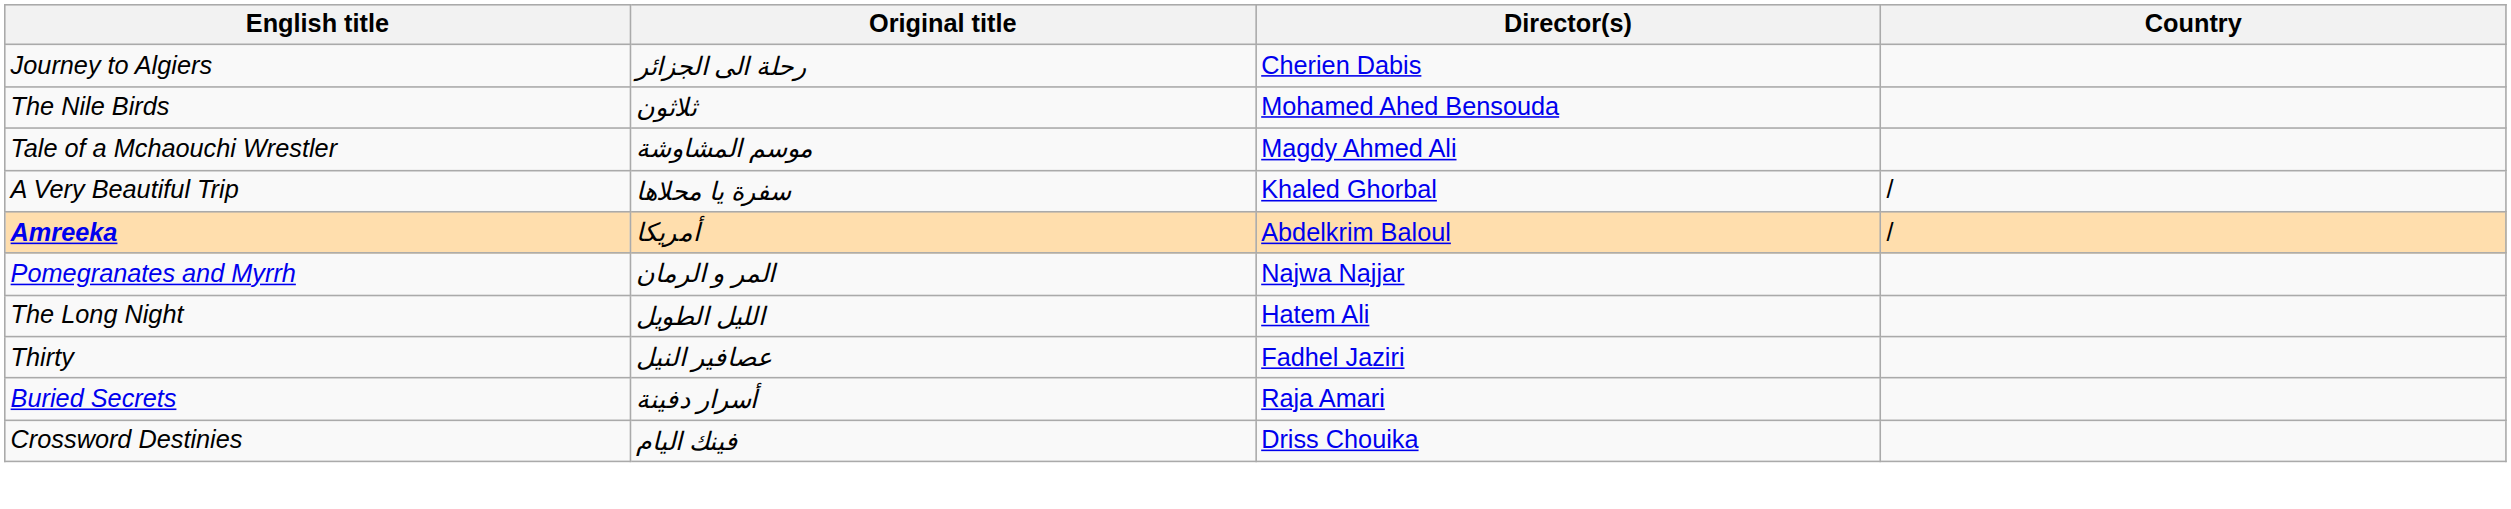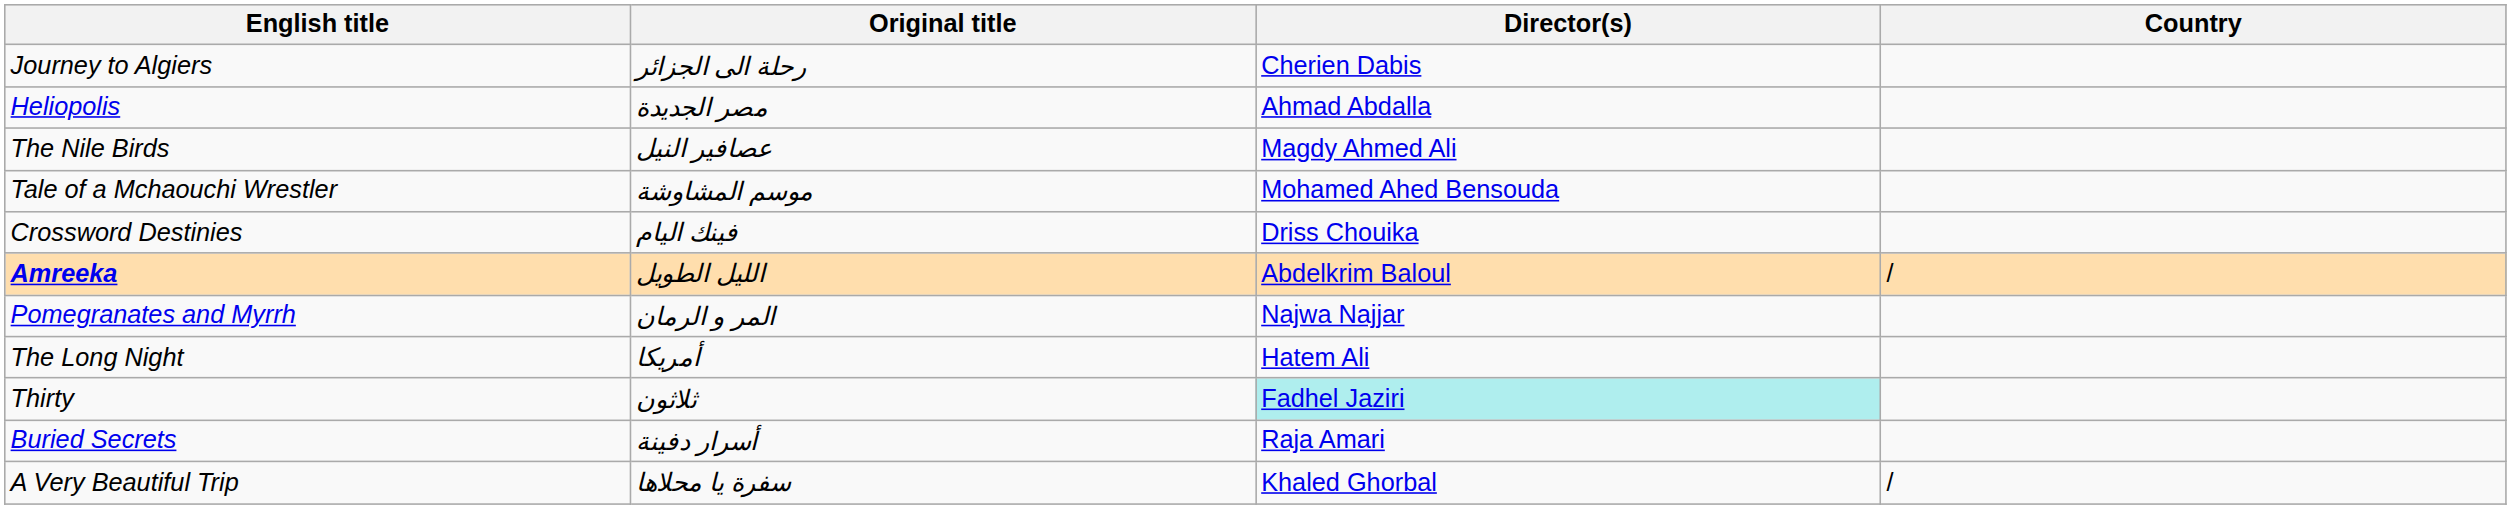+ row: (65, 107)
(666, 107) ثلاثون -> (704, 149) عصافير النيل
(1410, 107) Mohamed Ahed Bensouda -> (1359, 148) Magdy Ahmed Ali
(1359, 148) Magdy Ahmed Ali -> (1410, 190) Mohamed Ahed Bensouda
rows swapped: (127, 440) <-> (125, 190)
(668, 232) أمريكا -> (700, 274) الليل الطويل
(700, 316) الليل الطويل -> (668, 357) أمريكا
(704, 357) عصافير النيل -> (666, 399) ثلاثون
(1333, 357) no background -> (1333, 398) paleturquoise background
